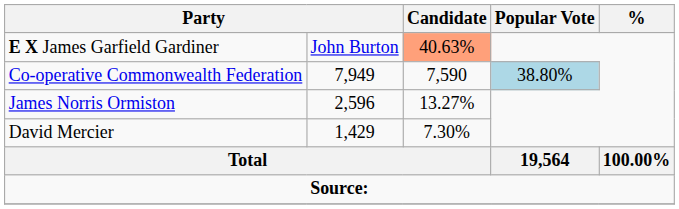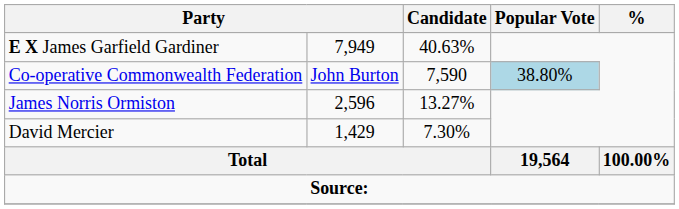(355, 47) John Burton -> (355, 47) 7,949
(447, 47) lightsalmon background -> (447, 47) no background
(355, 75) 7,949 -> (355, 75) John Burton
